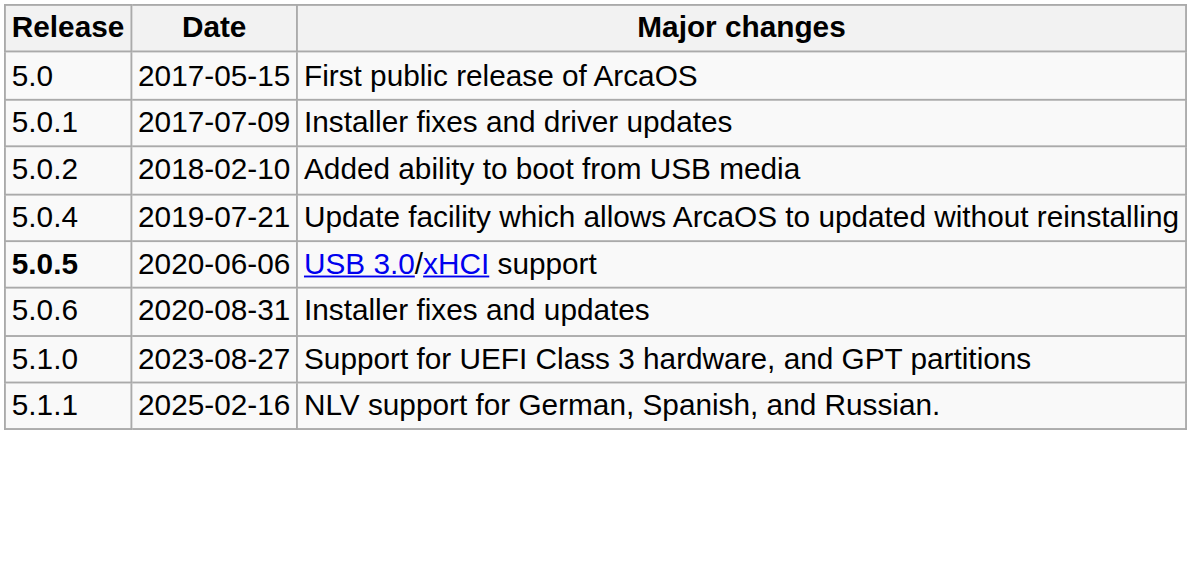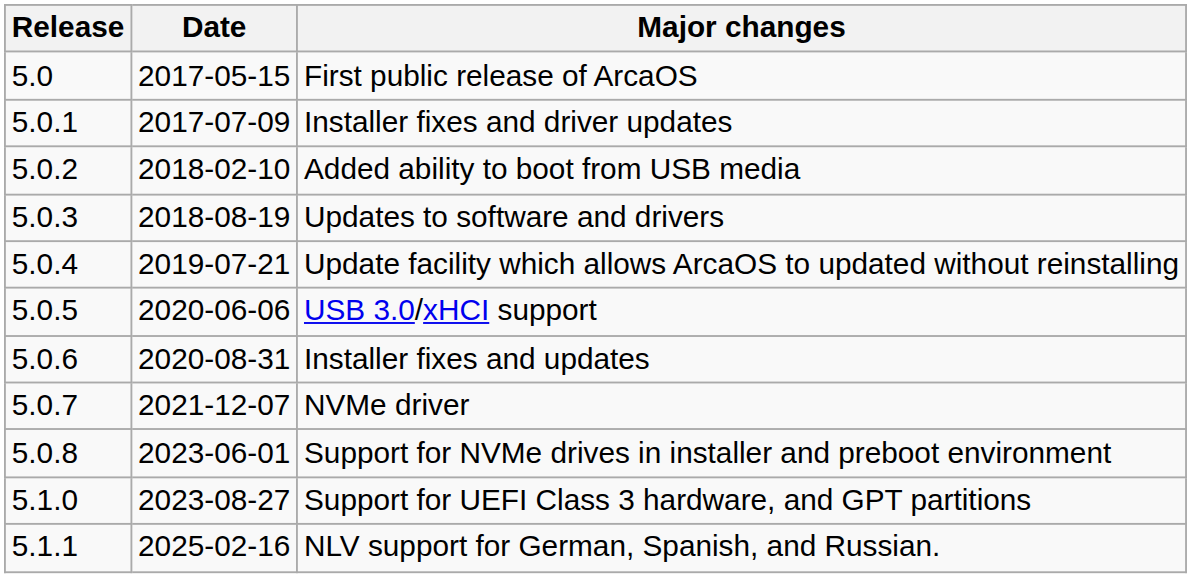+ row: (514, 216)
(45, 264) bold -> (45, 311) normal
+ row: (387, 405)
+ row: (708, 452)
